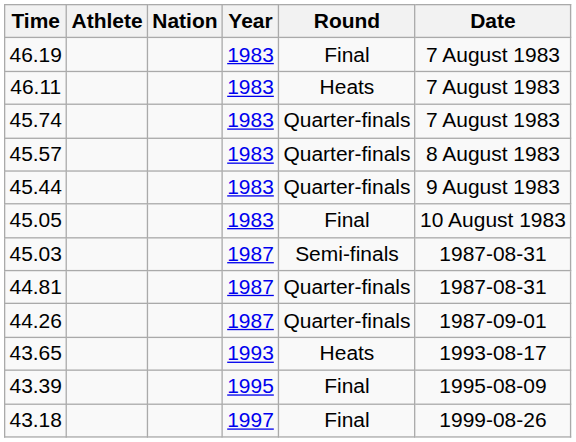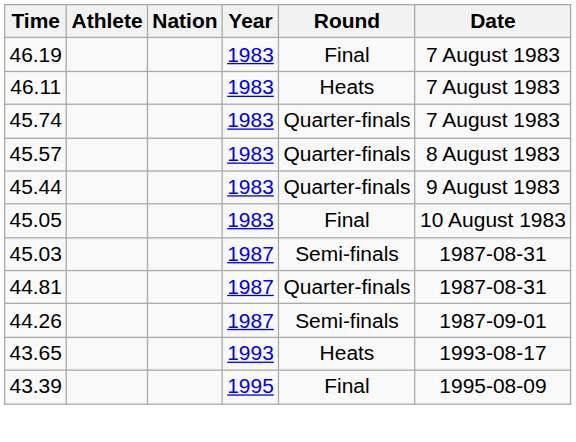(347, 320) Quarter-finals -> (347, 320) Semi-finals
- row: (36, 420)
